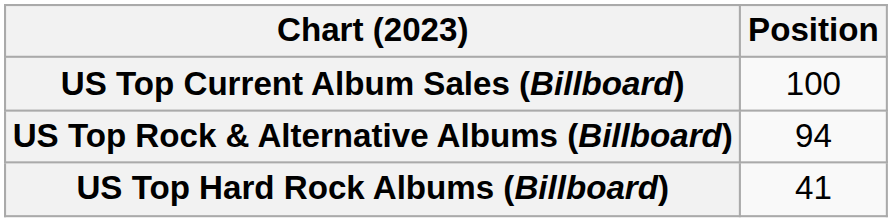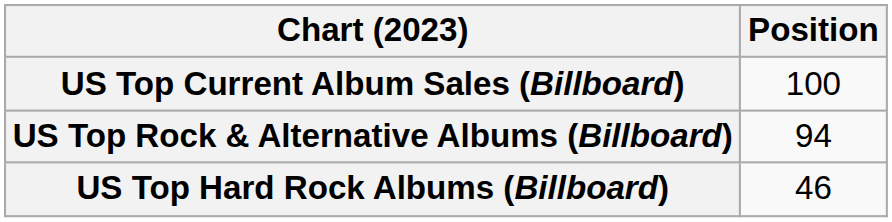(813, 188) 41 -> (813, 188) 46
